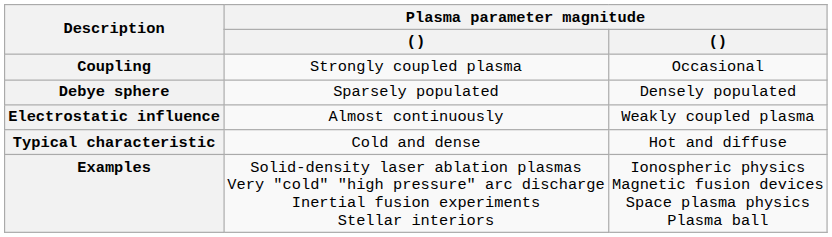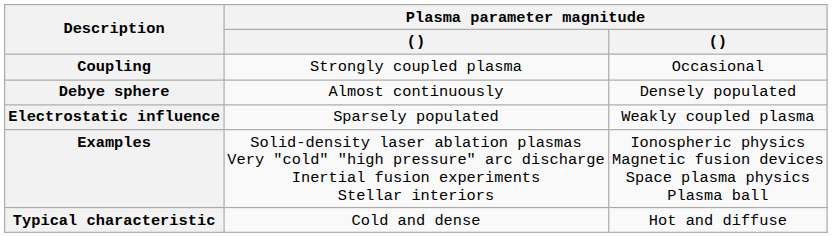(416, 92) Sparsely populated -> (416, 92) Almost continuously
(416, 117) Almost continuously -> (416, 117) Sparsely populated
rows swapped: (114, 142) <-> (114, 167)
